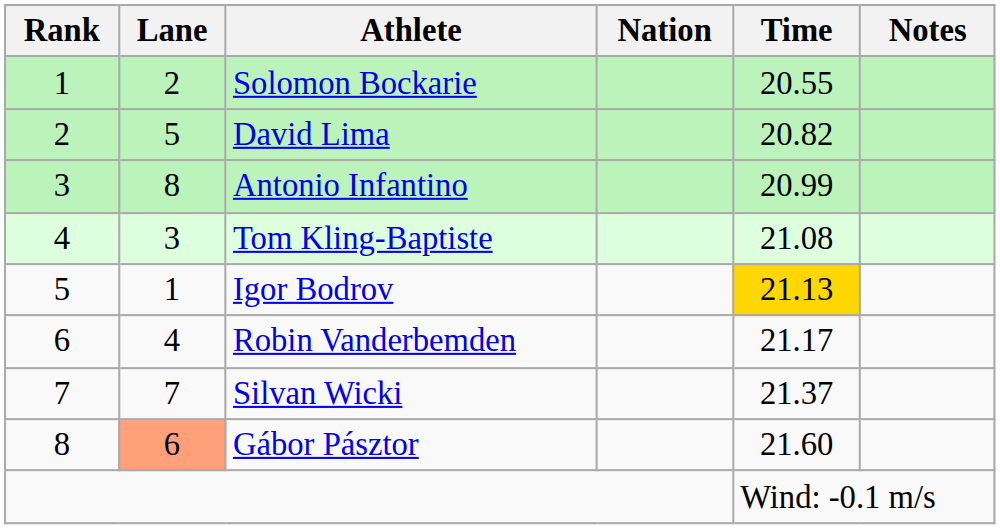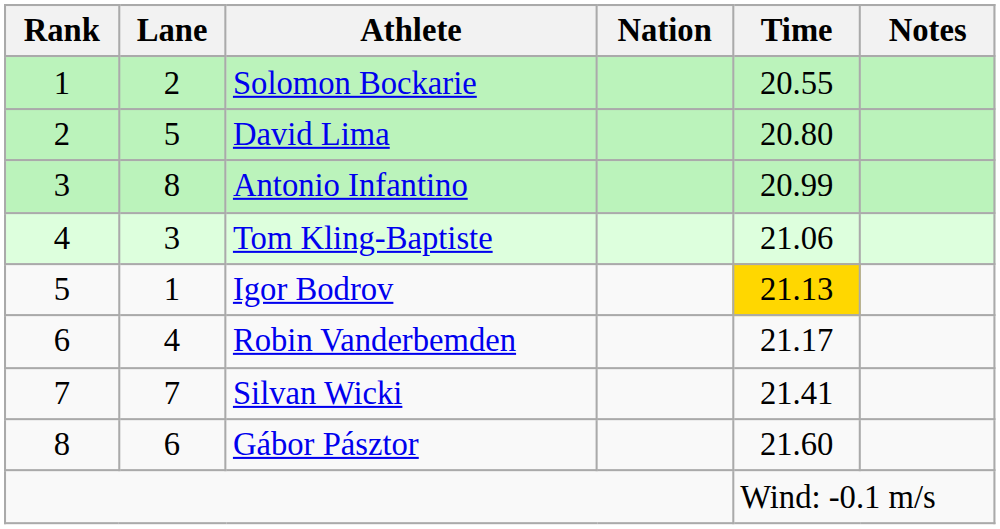(797, 133) 20.82 -> (797, 133) 20.80
(797, 237) 21.08 -> (797, 237) 21.06
(797, 392) 21.37 -> (797, 392) 21.41
(172, 444) lightsalmon background -> (172, 444) no background
